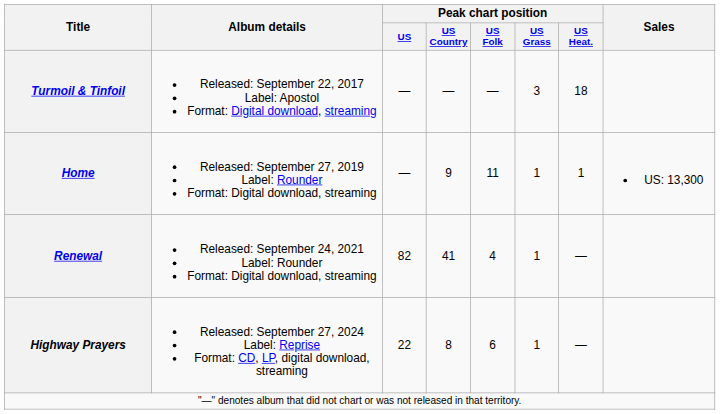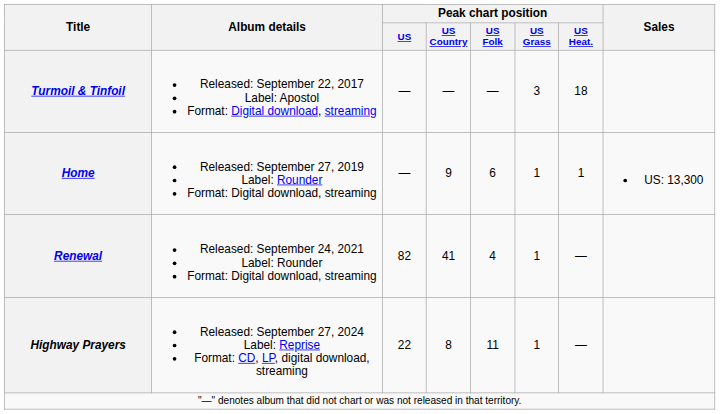(493, 173) 11 -> (493, 173) 6
(493, 345) 6 -> (493, 345) 11
